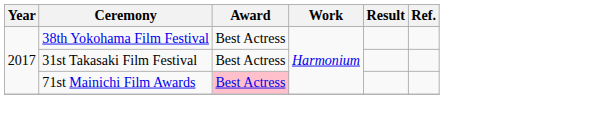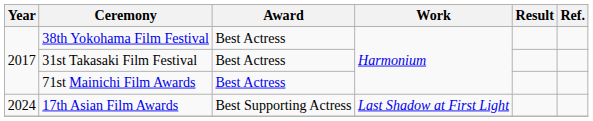(250, 82) pink background -> (250, 82) no background
+ row: (110, 104)
